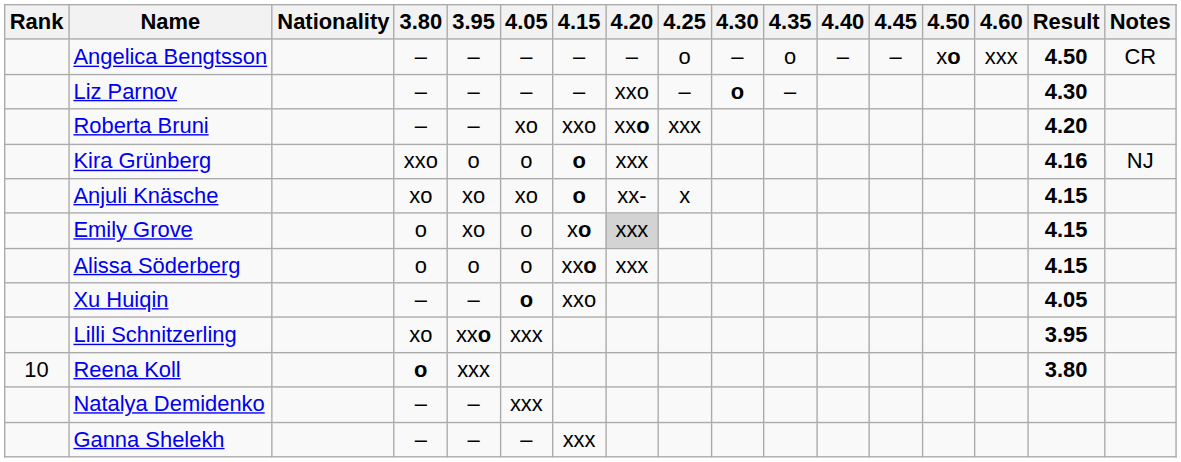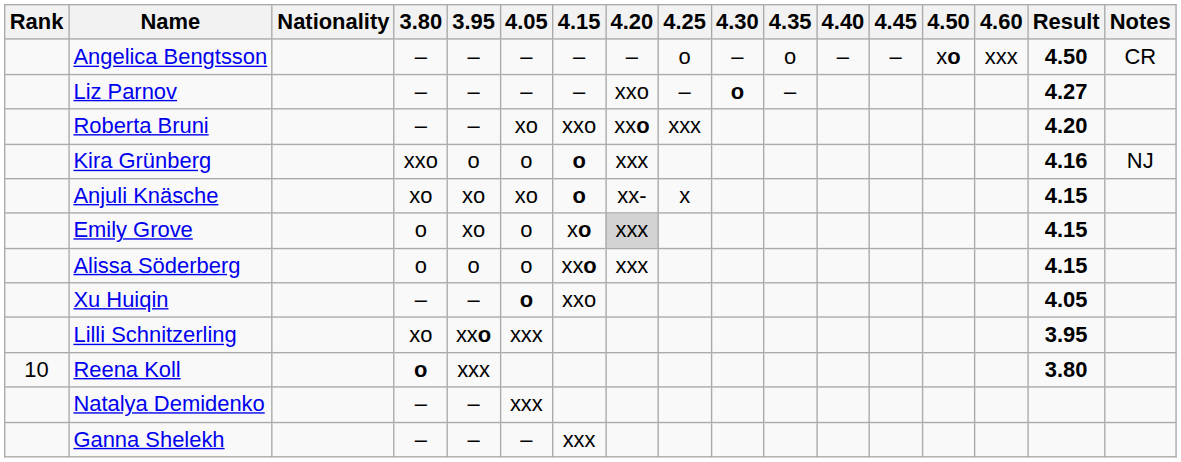(1066, 91) 4.30 -> (1066, 91) 4.27
